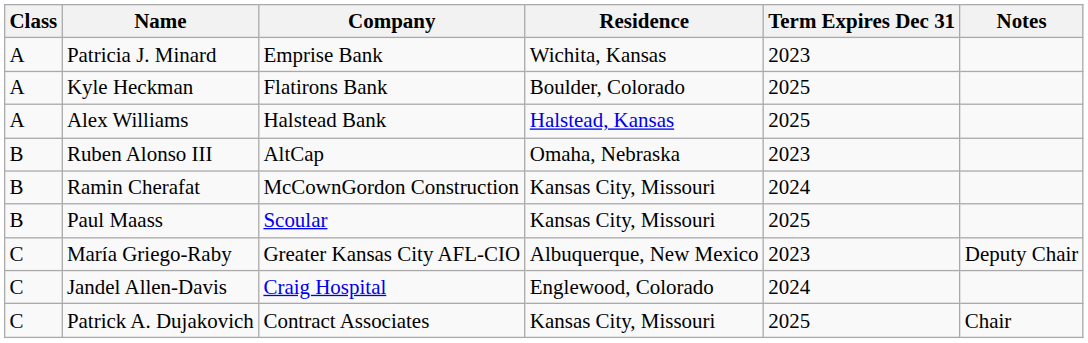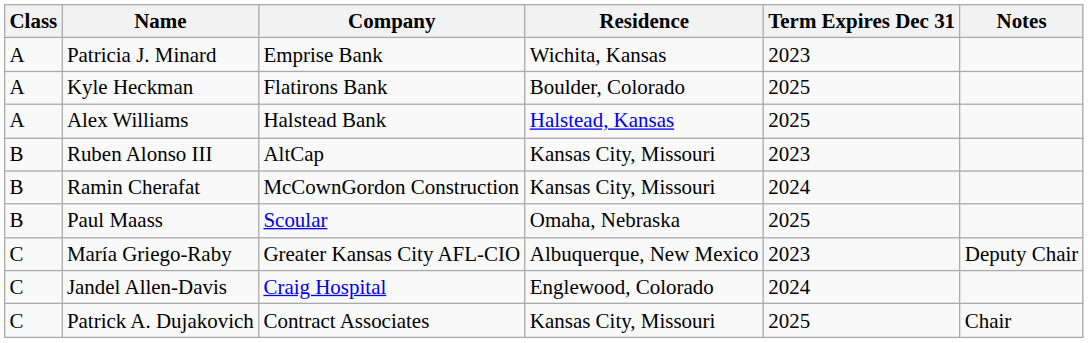(605, 154) Omaha, Nebraska -> (623, 154) Kansas City, Missouri
(623, 220) Kansas City, Missouri -> (605, 220) Omaha, Nebraska
